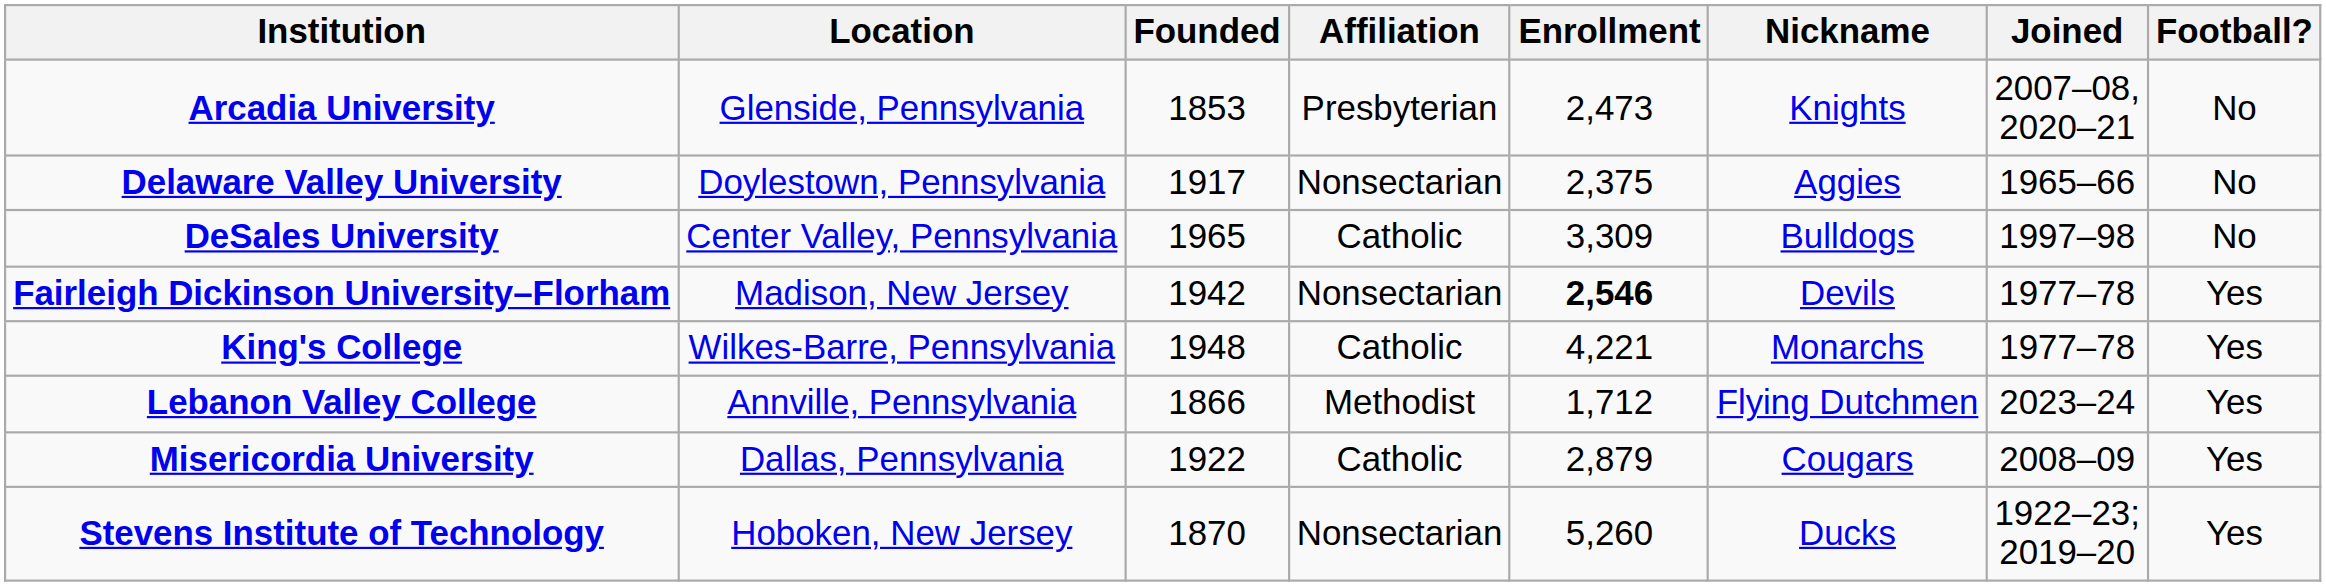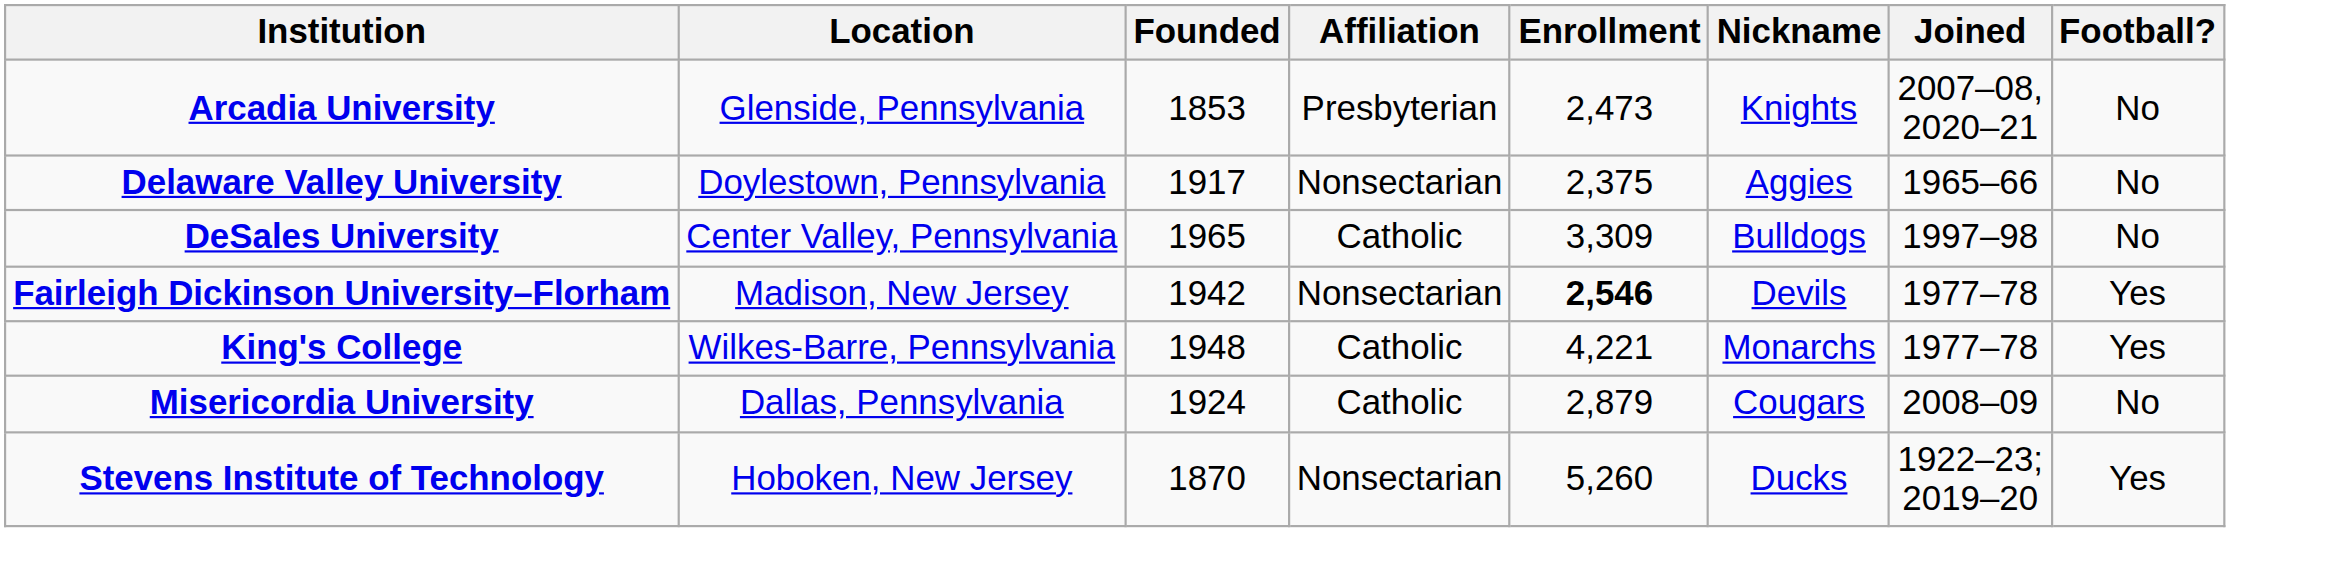- row: (342, 403)
(1207, 458) 1922 -> (1207, 403) 1924
(2234, 458) Yes -> (2138, 403) No
